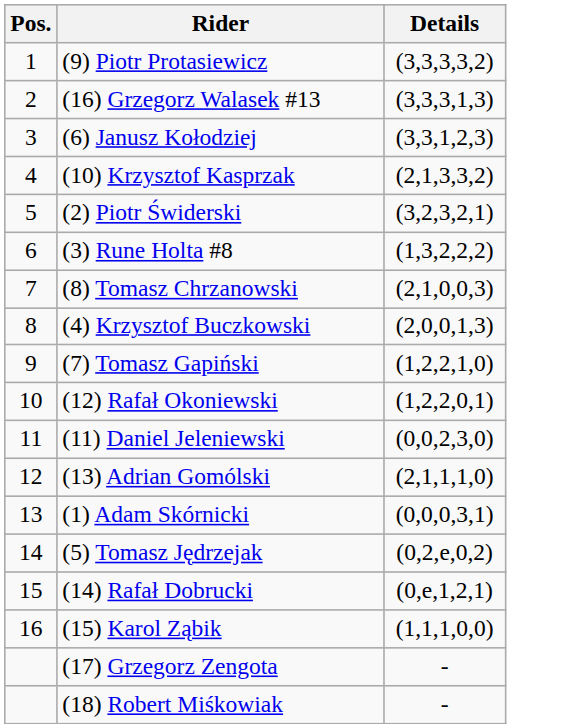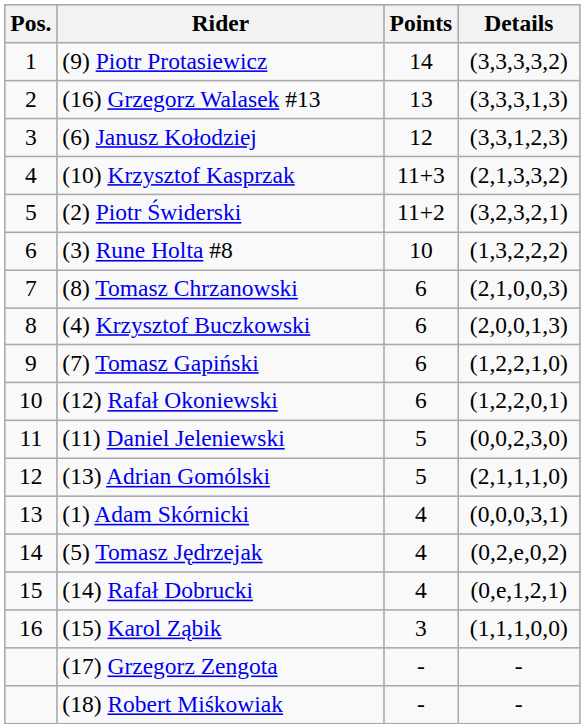+ column: (421, 23)
